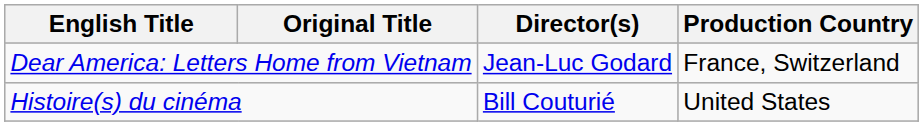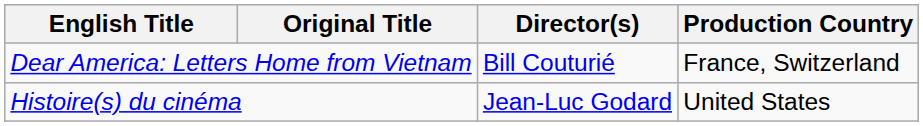(577, 62) Jean-Luc Godard -> (549, 62) Bill Couturié
(549, 101) Bill Couturié -> (577, 101) Jean-Luc Godard
